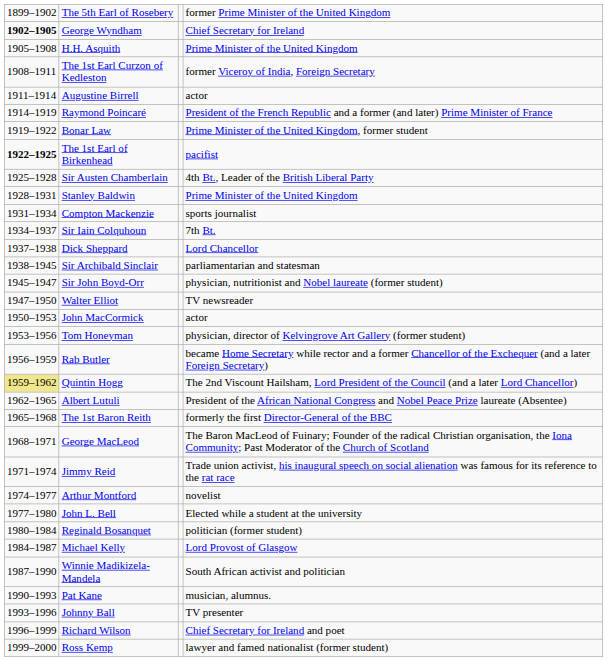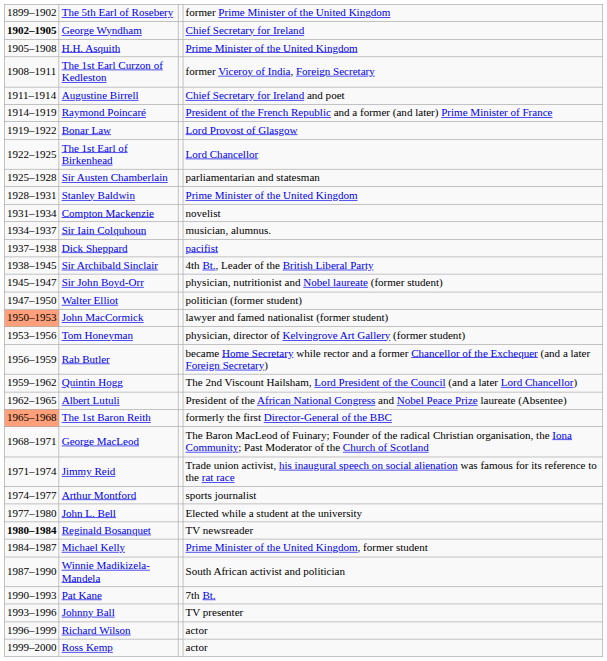(197, 95) actor -> (265, 95) Chief Secretary for Ireland and poet
(307, 130) Prime Minister of the United Kingdom, former student -> (242, 130) Lord Provost of Glasgow
(32, 154) bold -> (32, 154) normal
(202, 154) pacifist -> (222, 154) Lord Chancellor
(280, 178) 4th Bt., Leader of the British Liberal Party -> (253, 178) parliamentarian and statesman
(221, 213) sports journalist -> (203, 213) novelist
(201, 230) 7th Bt. -> (228, 230) musician, alumnus.
(222, 248) Lord Chancellor -> (202, 248) pacifist
(253, 265) parliamentarian and statesman -> (280, 265) 4th Bt., Leader of the British Liberal Party
(219, 300) TV newsreader -> (244, 300) politician (former student)
(32, 318) no background -> (32, 318) lightsalmon background
(197, 318) actor -> (287, 318) lawyer and famed nationalist (former student)
(32, 383) khaki background -> (32, 383) no background
(32, 418) no background -> (32, 418) lightsalmon background
(203, 495) novelist -> (221, 495) sports journalist
(32, 530) normal -> (32, 530) bold
(244, 530) politician (former student) -> (219, 530) TV newsreader
(242, 548) Lord Provost of Glasgow -> (307, 548) Prime Minister of the United Kingdom, former student
(228, 595) musician, alumnus. -> (201, 595) 7th Bt.
(265, 630) Chief Secretary for Ireland and poet -> (197, 630) actor
(287, 648) lawyer and famed nationalist (former student) -> (197, 648) actor
